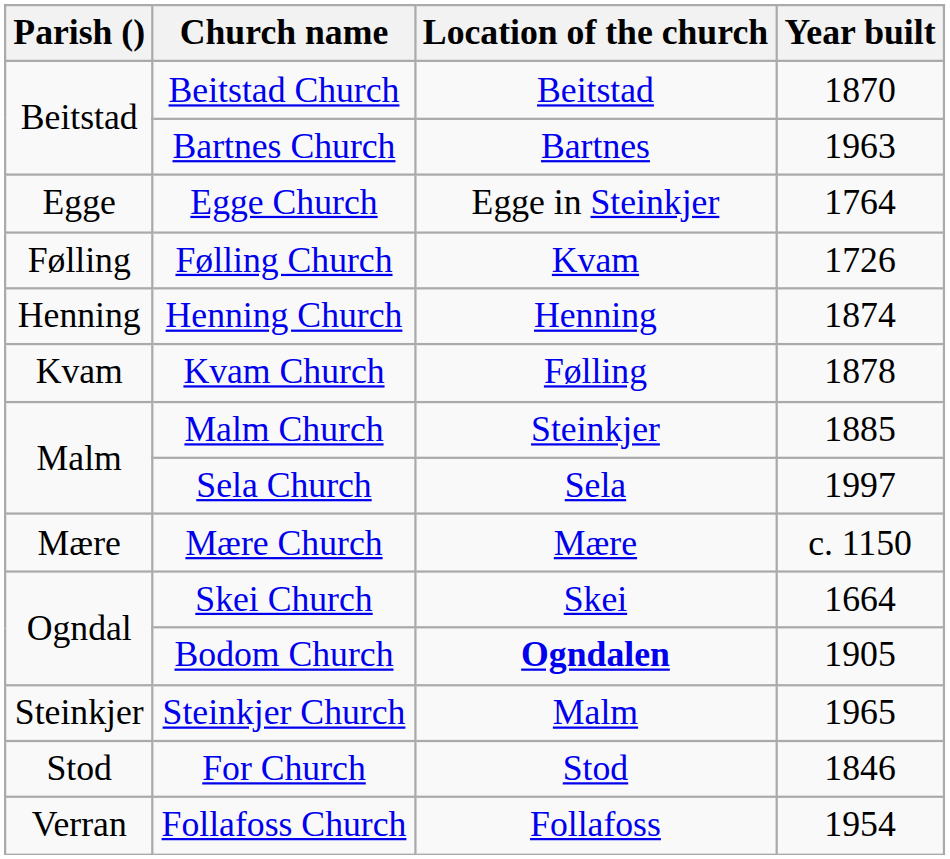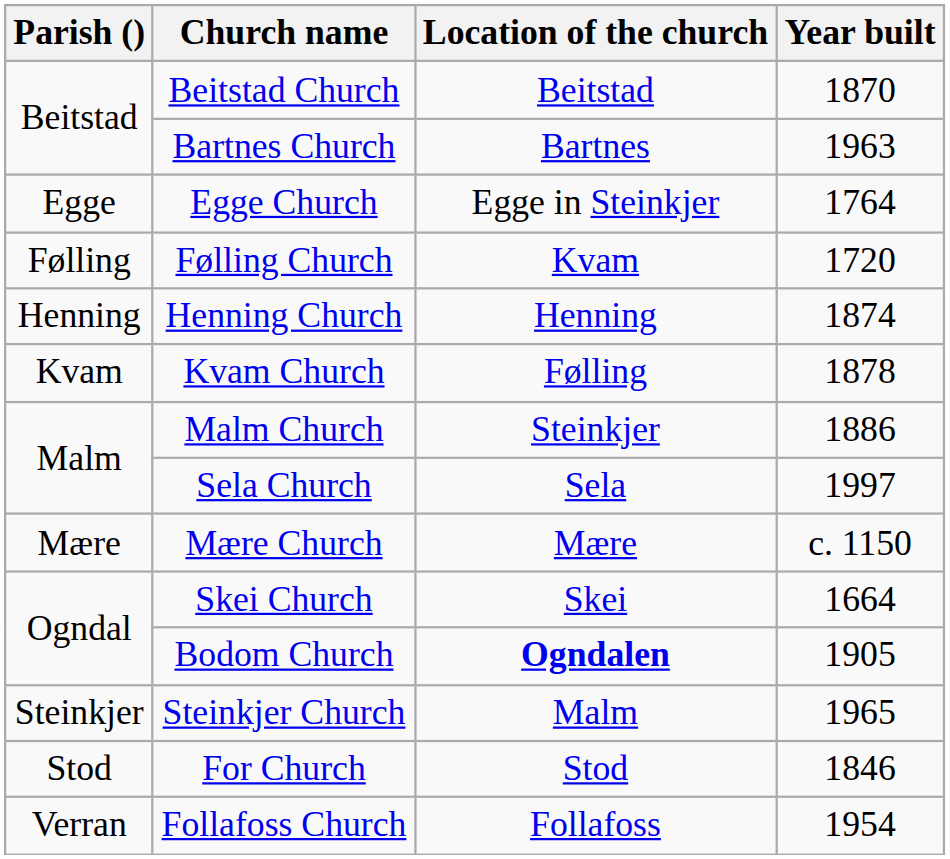(860, 259) 1726 -> (860, 259) 1720
(860, 428) 1885 -> (860, 428) 1886
